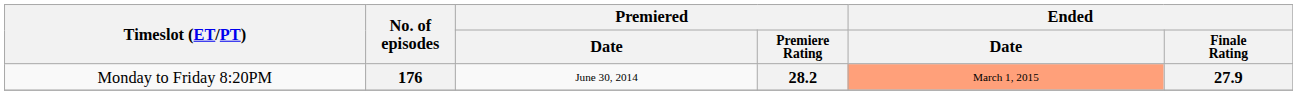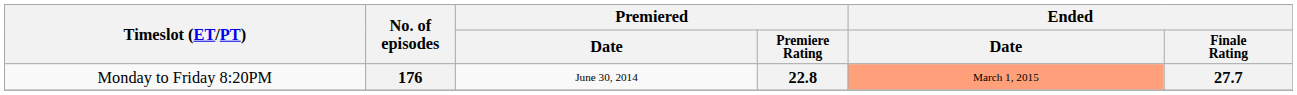(803, 76) 28.2 -> (803, 76) 22.8
(1228, 76) 27.9 -> (1228, 76) 27.7
